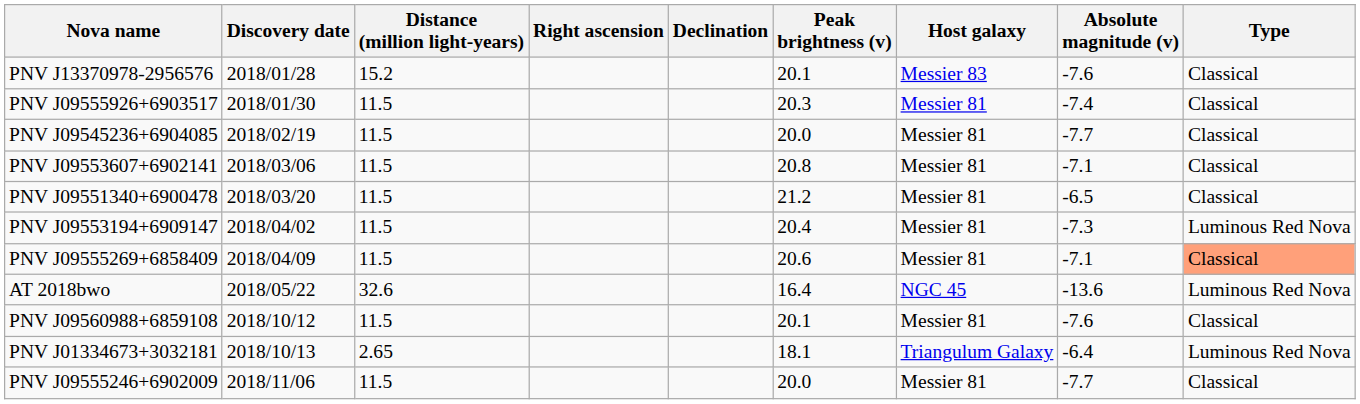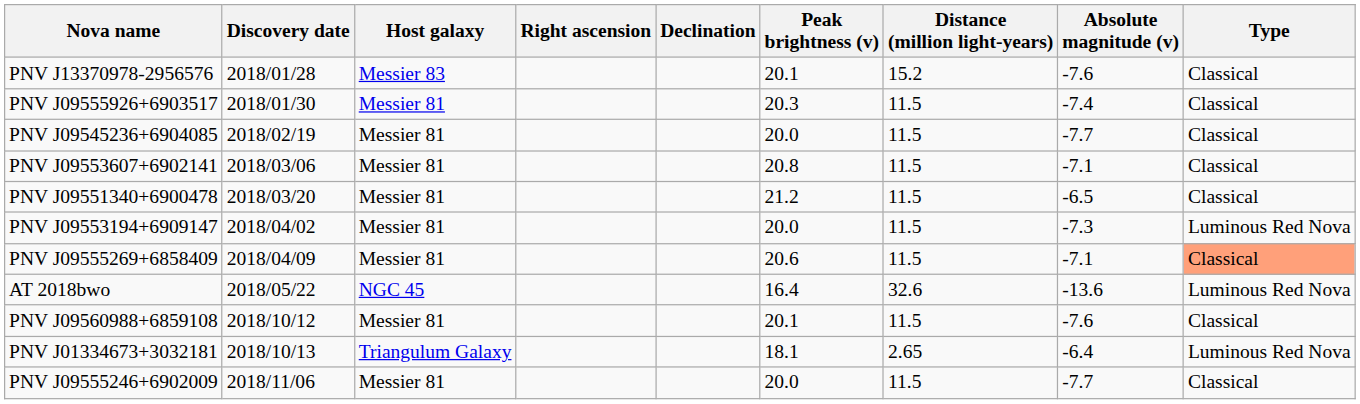columns swapped: (977, 30) <-> (441, 30)
(794, 227) 20.4 -> (782, 227) 20.0
